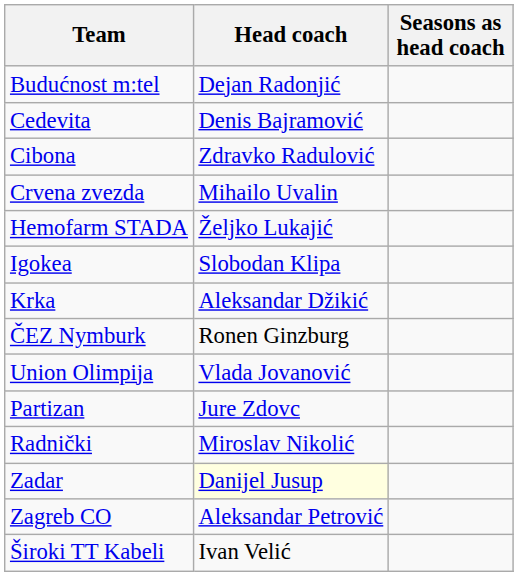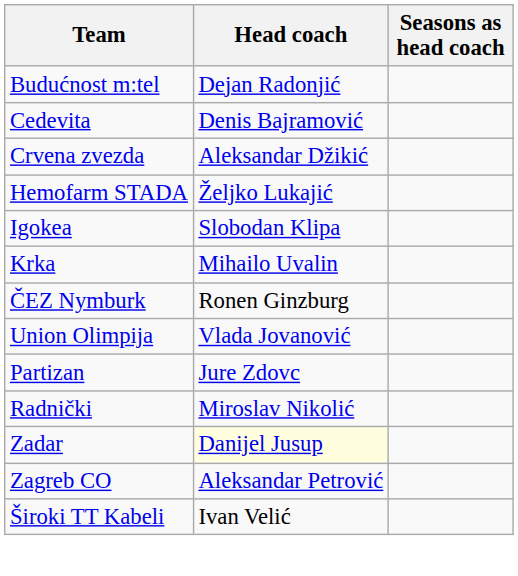- row: (43, 156)
(268, 192) Mihailo Uvalin -> (283, 156) Aleksandar Džikić
(283, 300) Aleksandar Džikić -> (268, 264) Mihailo Uvalin
